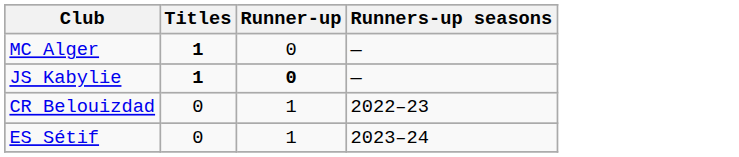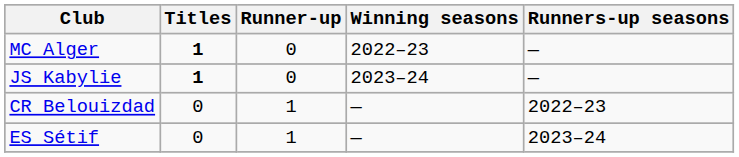+ column: (435, 20)
(291, 78) bold -> (291, 78) normal
